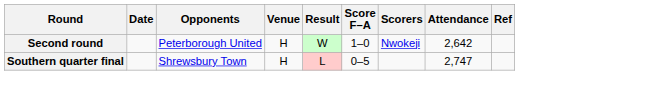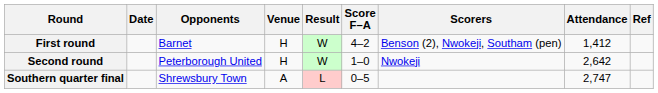+ row: (65, 43)
(284, 61) H -> (284, 79) A
